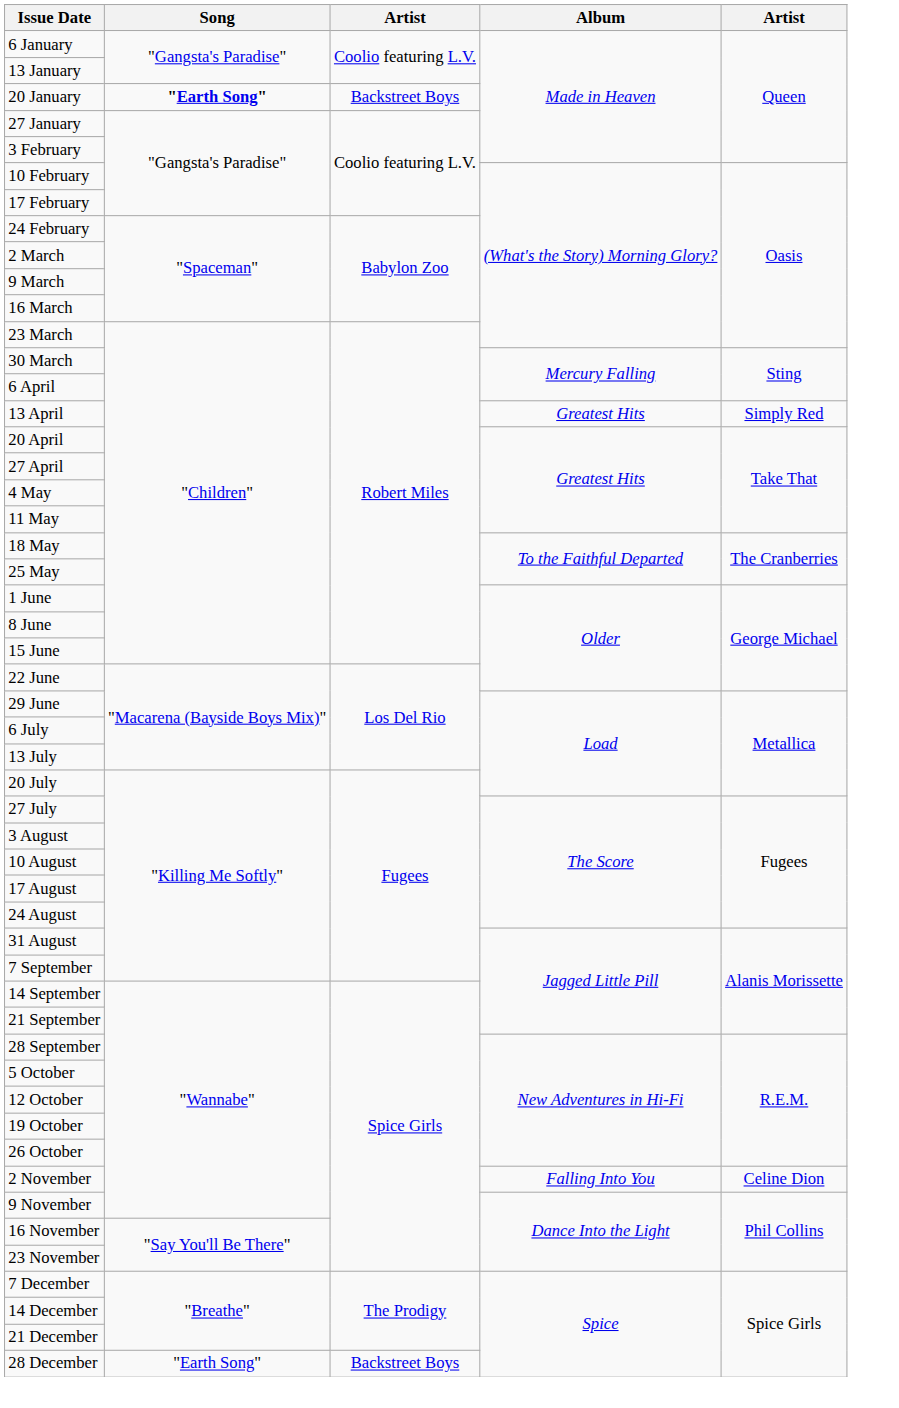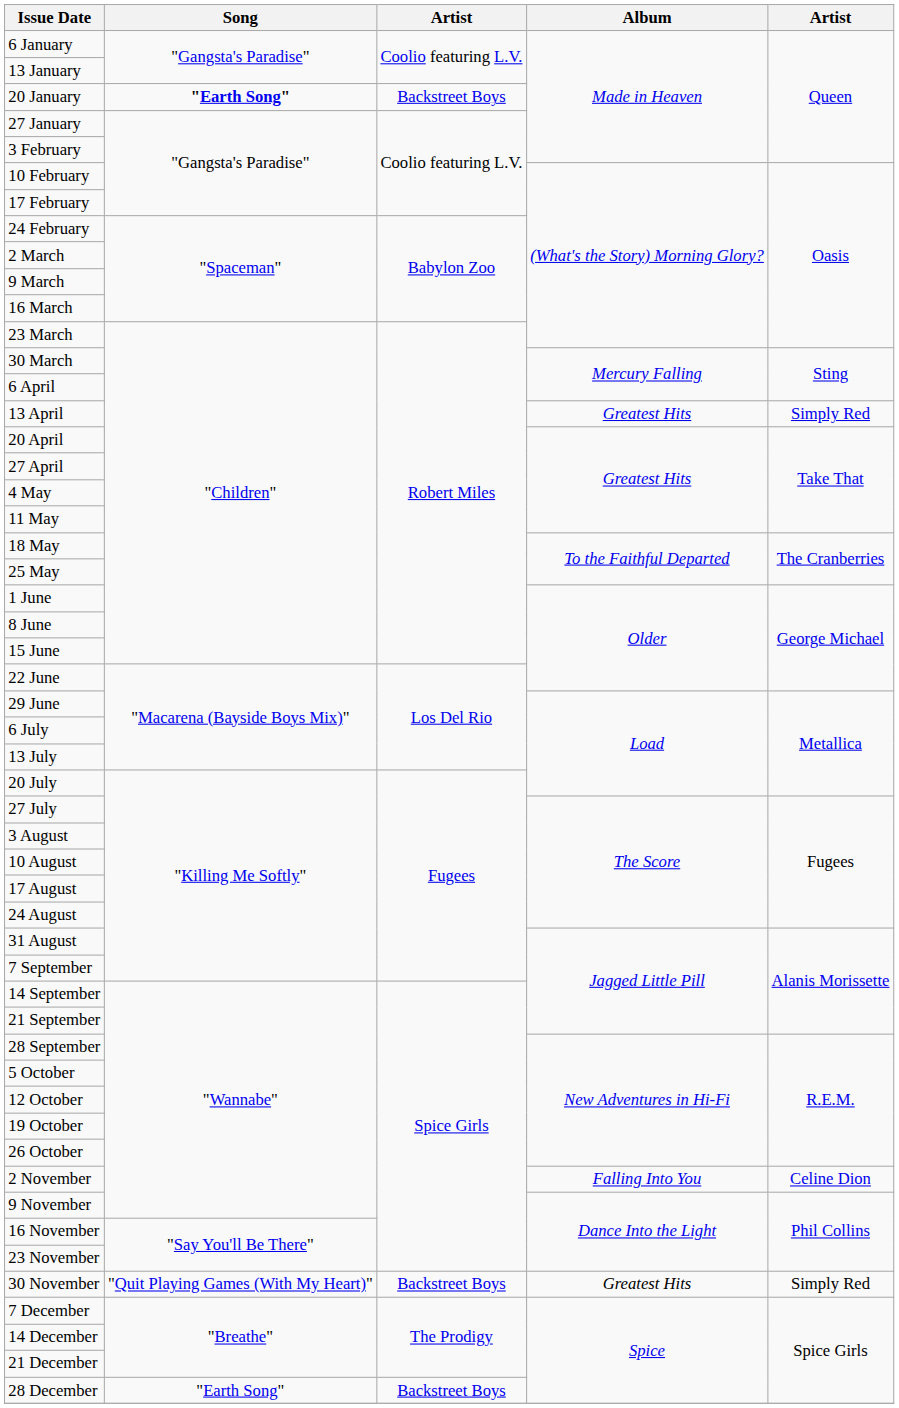+ row: (54, 1284)
